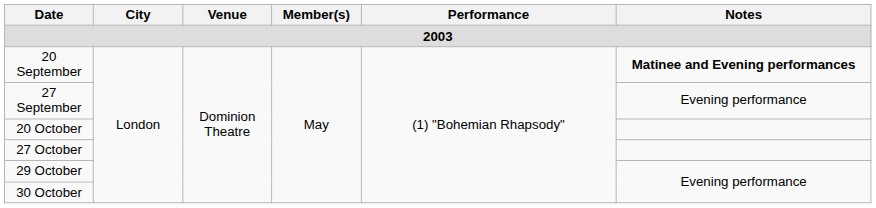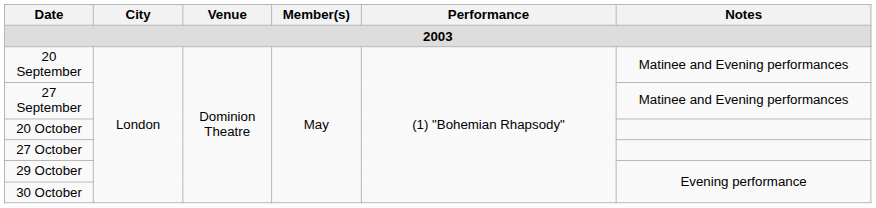(744, 64) bold -> (744, 64) normal
(744, 100) Evening performance -> (744, 100) Matinee and Evening performances
